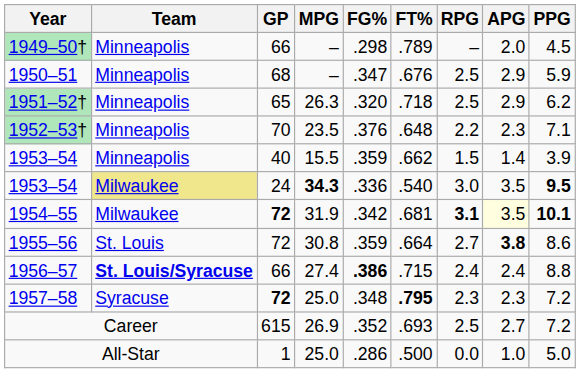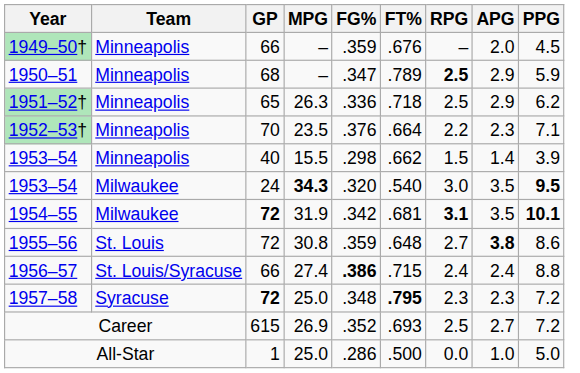(370, 47) .298 -> (359, 47) .359
(415, 47) .789 -> (405, 47) .676
(415, 75) .676 -> (405, 75) .789
(467, 75) normal -> (456, 75) bold
(370, 102) .320 -> (359, 102) .336
(415, 130) .648 -> (405, 130) .664
(370, 158) .359 -> (359, 158) .298
(137, 186) khaki background -> (137, 186) no background
(370, 186) .336 -> (359, 186) .320
(513, 214) lightyellow background -> (502, 214) no background
(415, 242) .664 -> (405, 242) .648
(174, 270) bold -> (169, 270) normal
